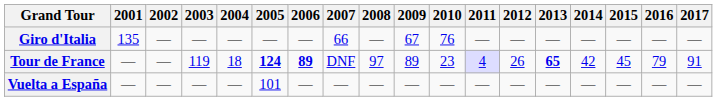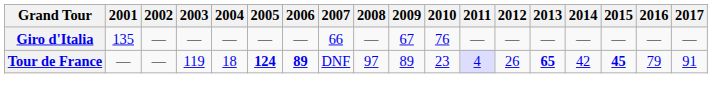(624, 61) normal -> (619, 61) bold
- row: (58, 84)
